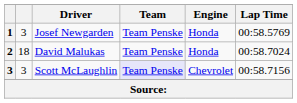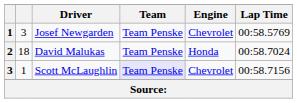(203, 32) Honda -> (211, 32) Chevrolet
(24, 70) 3 -> (24, 70) 1
